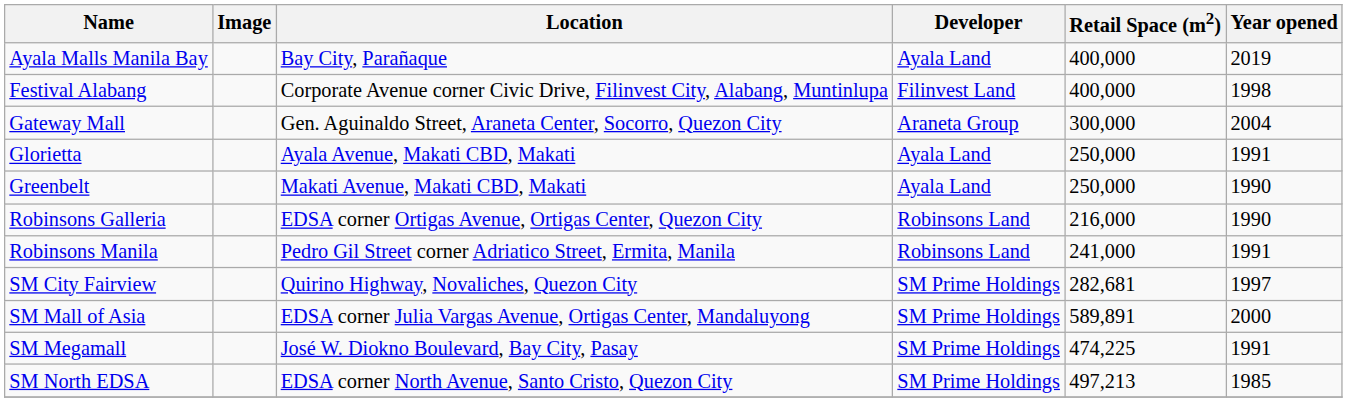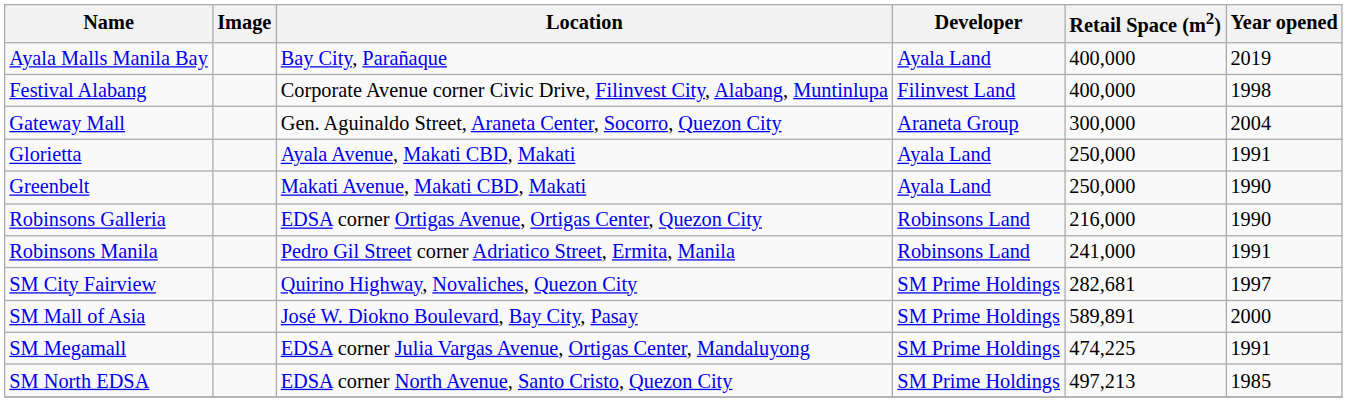(545, 316) EDSA corner Julia Vargas Avenue, Ortigas Center, Mandaluyong -> (459, 316) José W. Diokno Boulevard, Bay City, Pasay
(459, 348) José W. Diokno Boulevard, Bay City, Pasay -> (545, 348) EDSA corner Julia Vargas Avenue, Ortigas Center, Mandaluyong
